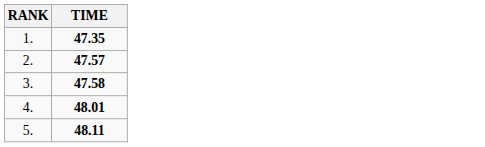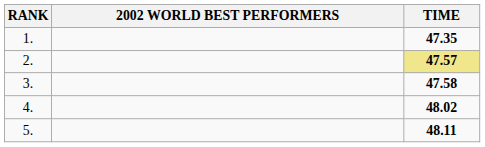+ column: (228, 16)
(89, 61) no background -> (442, 61) khaki background
(89, 107) 48.01 -> (442, 107) 48.02
